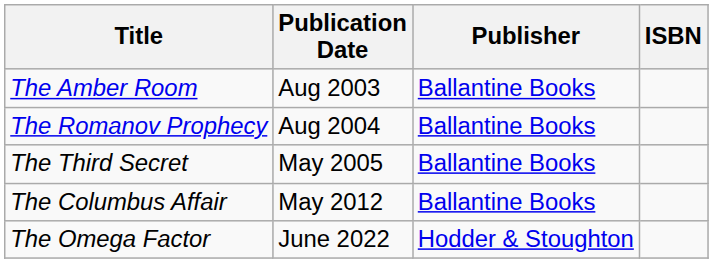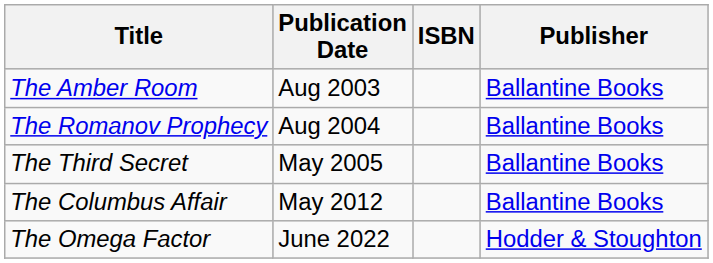columns swapped: (526, 36) <-> (673, 36)
